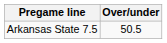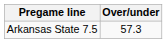(131, 30) 50.5 -> (131, 30) 57.3
